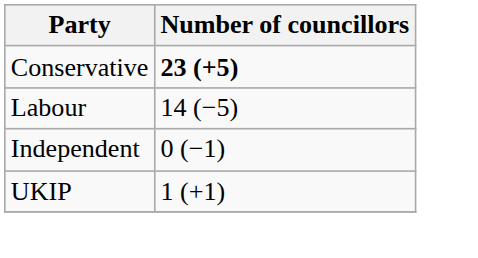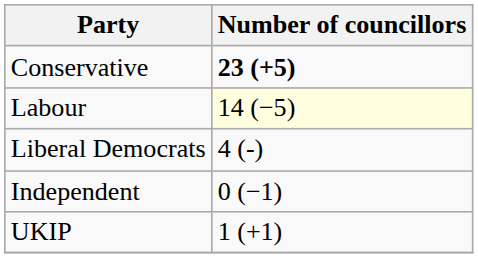(199, 107) no background -> (256, 107) lightyellow background
+ row: (108, 149)
